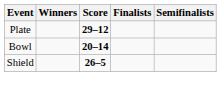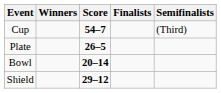+ row: (20, 29)
(95, 29) 29–12 -> (95, 46) 26–5
(95, 63) 26–5 -> (95, 79) 29–12
